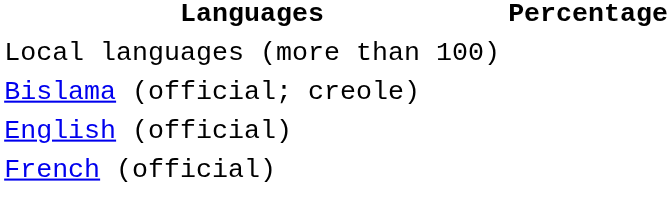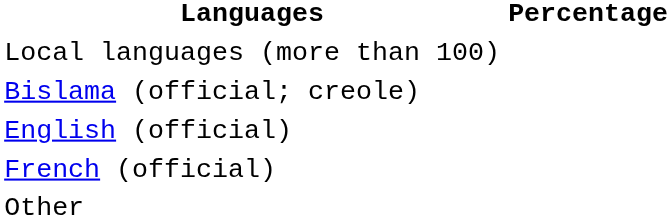+ row: (44, 208)
